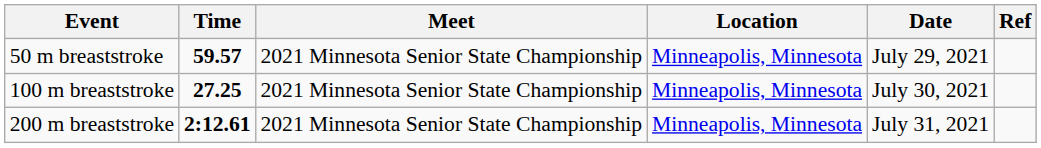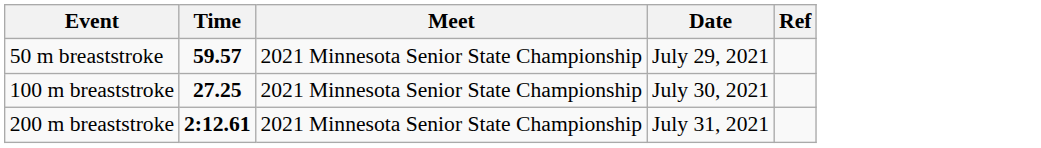- column: (757, 21)
